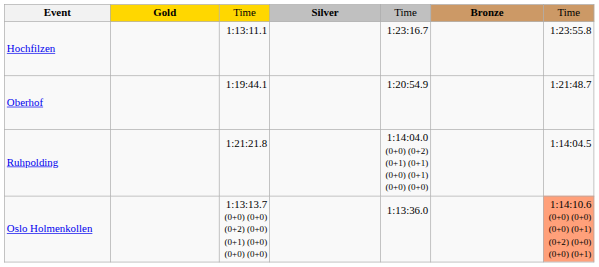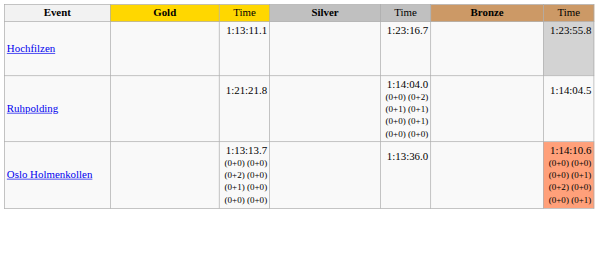(571, 30) no background -> (571, 30) lightgrey background
- row: (25, 102)
